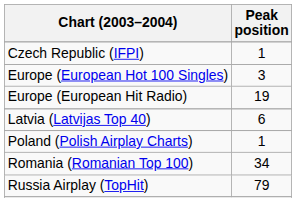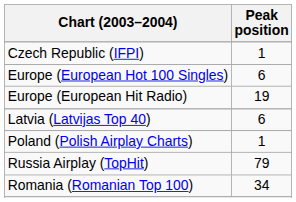(262, 75) 3 -> (262, 75) 6
rows swapped: (100, 163) <-> (78, 185)
